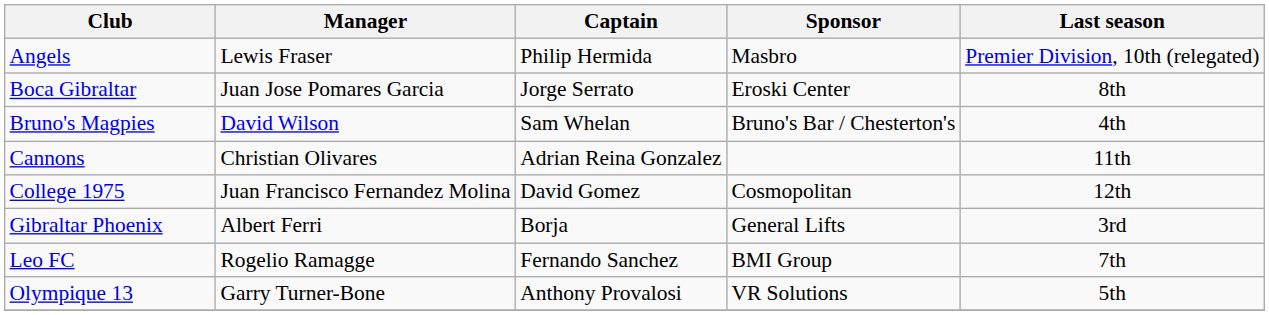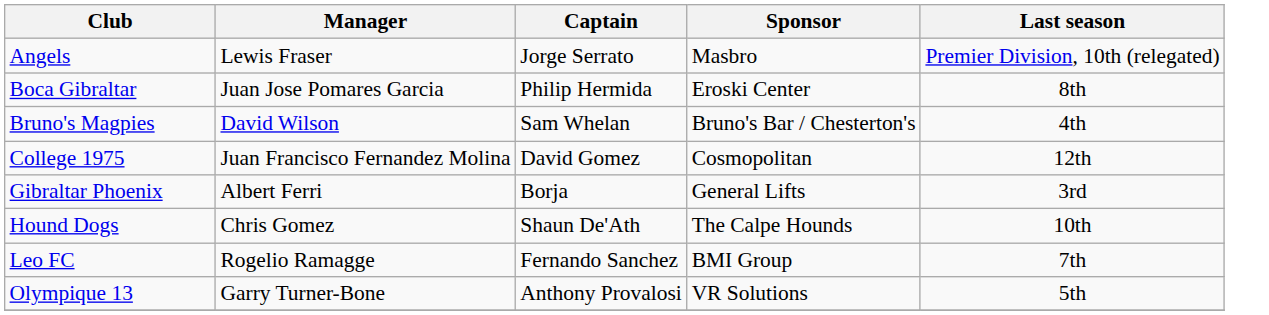(586, 55) Philip Hermida -> (577, 55) Jorge Serrato
(577, 89) Jorge Serrato -> (586, 89) Philip Hermida
- row: (47, 157)
+ row: (64, 225)
